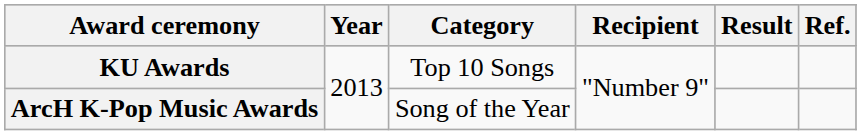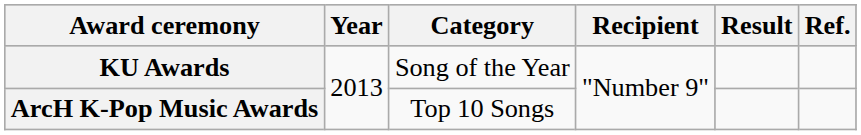(482, 66) Top 10 Songs -> (482, 66) Song of the Year
(482, 108) Song of the Year -> (482, 108) Top 10 Songs
